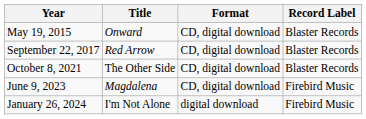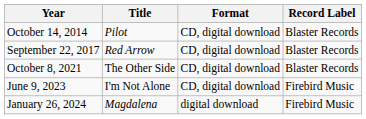+ row: (47, 31)
- row: (39, 31)
(131, 86) Magdalena -> (138, 86) I'm Not Alone
(138, 104) I'm Not Alone -> (131, 104) Magdalena
